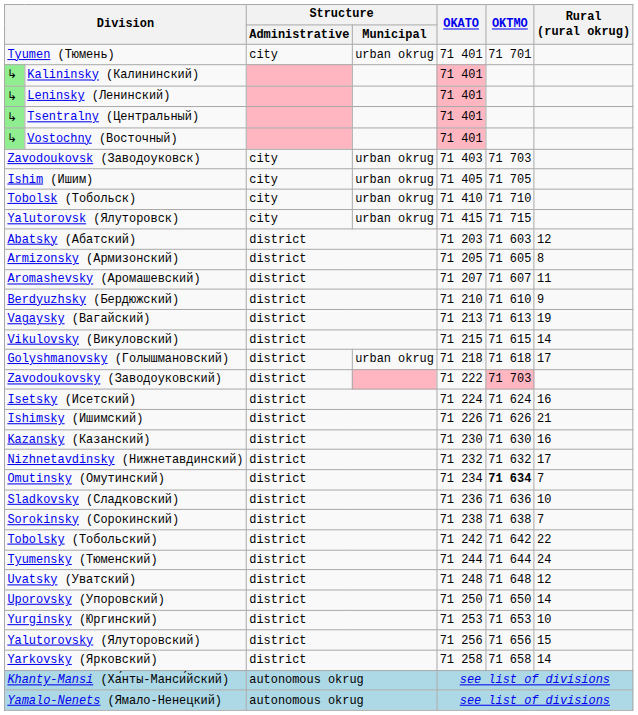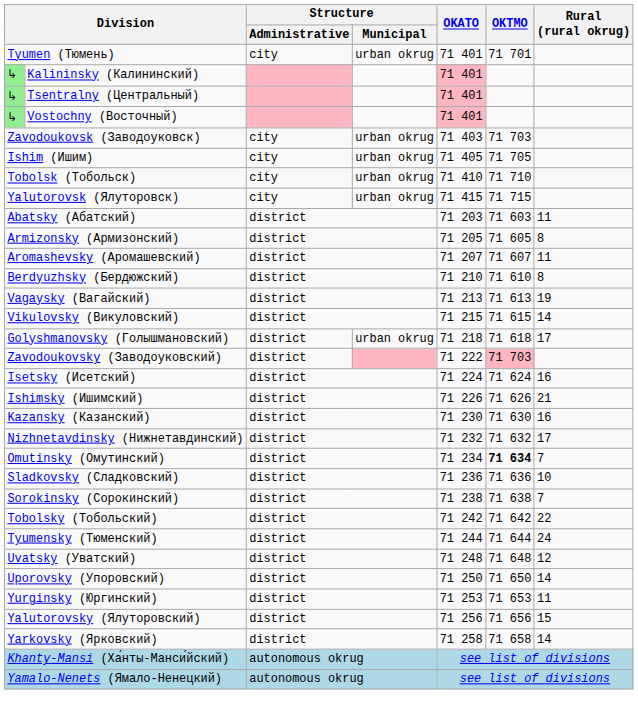- row: (99, 96)
(544, 239) 12 -> (544, 218) 11
(541, 299) 9 -> (541, 278) 8
(544, 620) 10 -> (544, 599) 11
